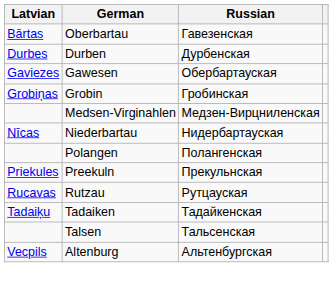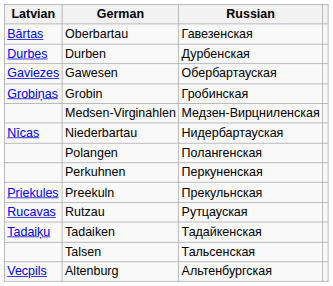+ row: (95, 172)
